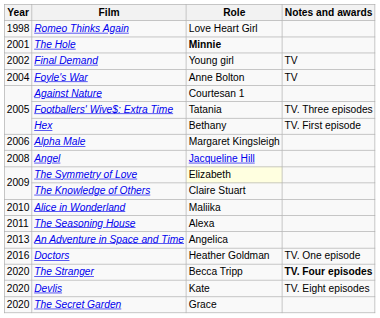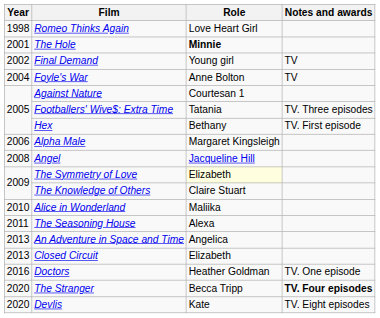+ row: (66, 256)
- row: (78, 304)
